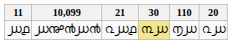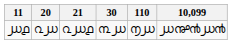columns swapped: (213, 12) <-> (67, 12)
(154, 30) khaki background -> (111, 30) no background
